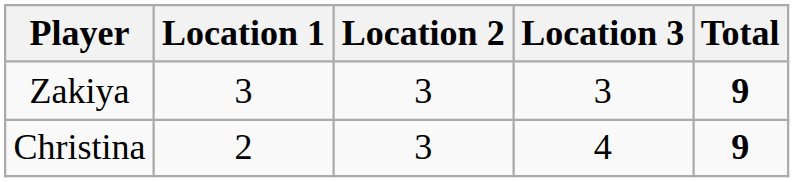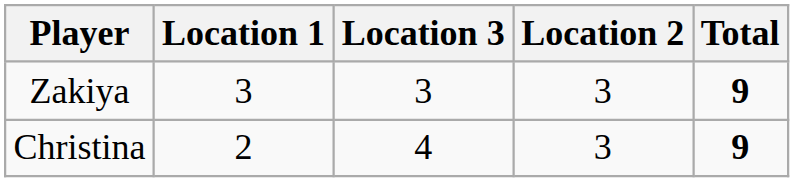columns swapped: (423, 33) <-> (603, 33)
